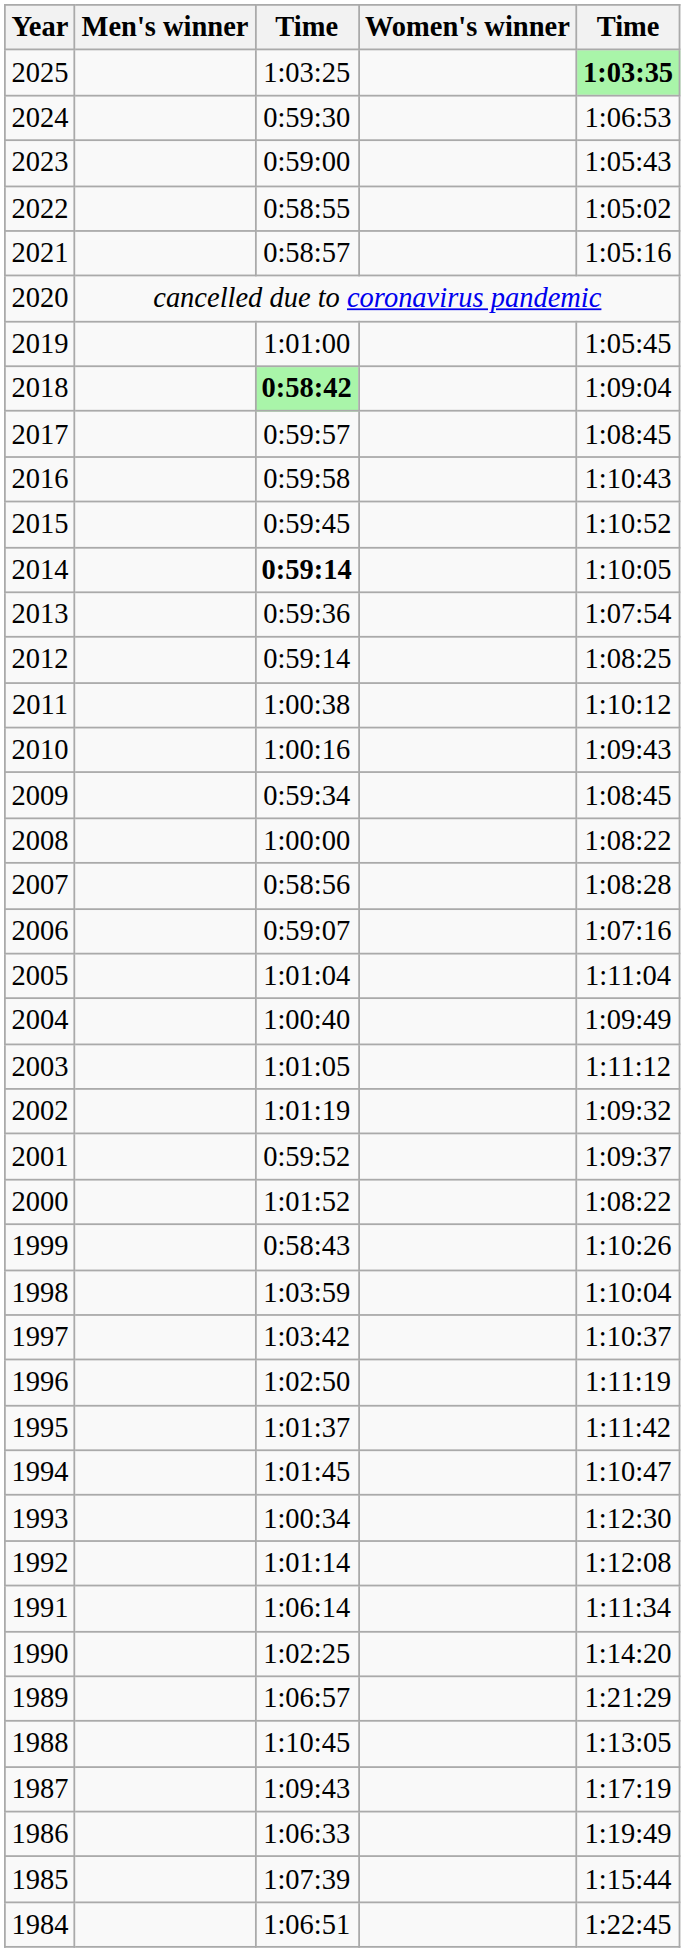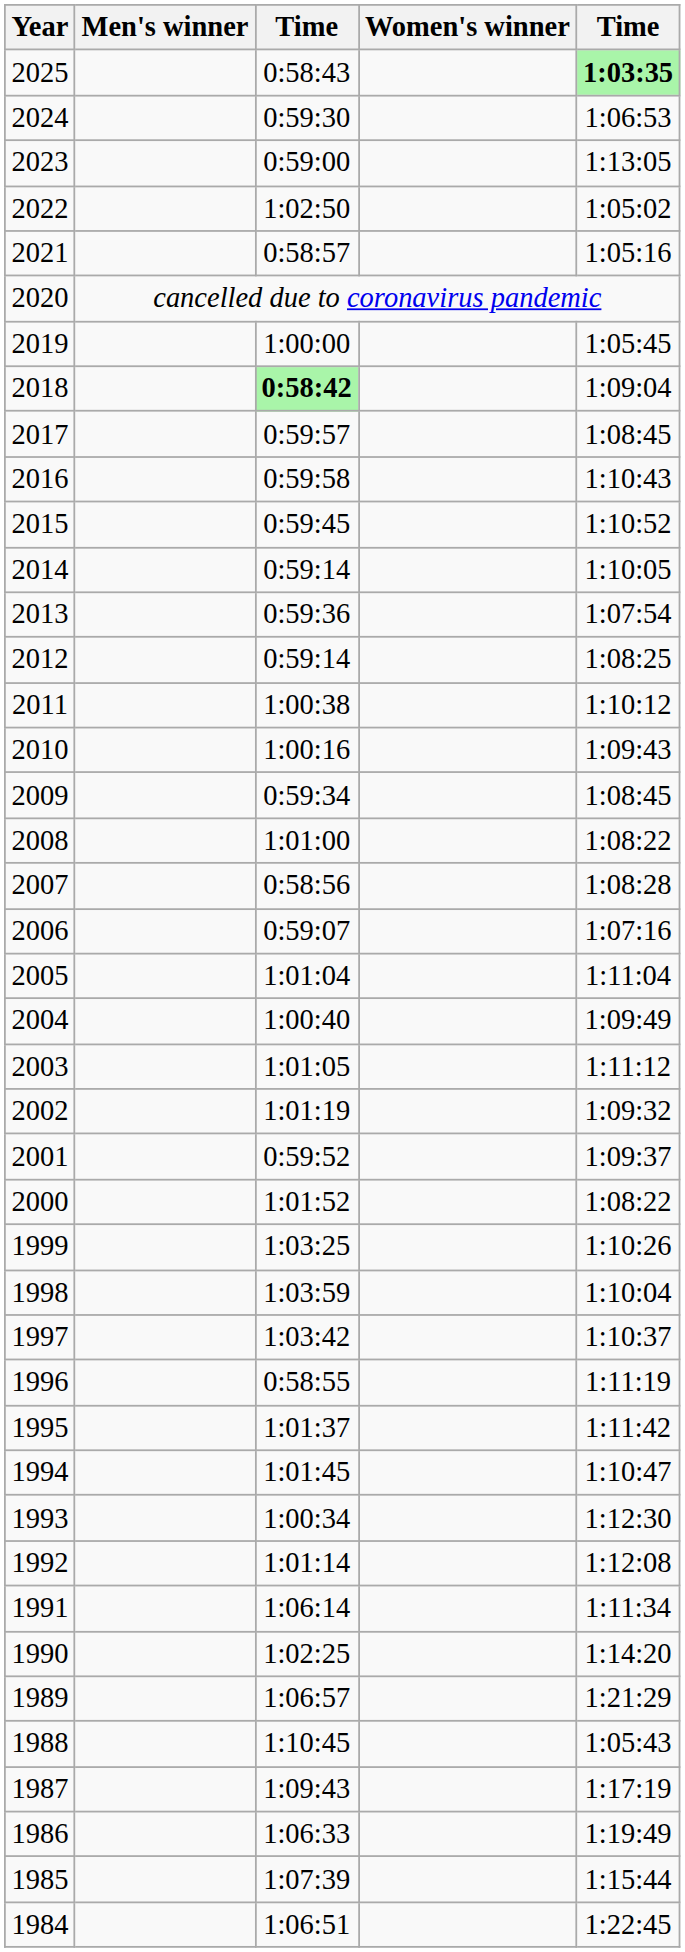(307, 72) 1:03:25 -> (307, 72) 0:58:43
(628, 162) 1:05:43 -> (628, 162) 1:13:05
(307, 207) 0:58:55 -> (307, 207) 1:02:50
(307, 343) 1:01:00 -> (307, 343) 1:00:00
(307, 569) bold -> (307, 569) normal
(307, 840) 1:00:00 -> (307, 840) 1:01:00
(307, 1246) 0:58:43 -> (307, 1246) 1:03:25
(307, 1382) 1:02:50 -> (307, 1382) 0:58:55
(628, 1743) 1:13:05 -> (628, 1743) 1:05:43
